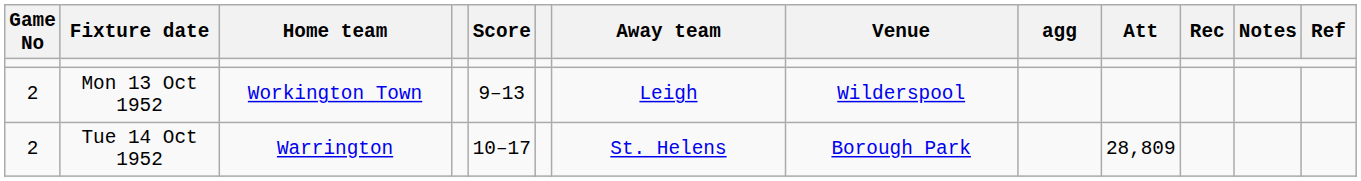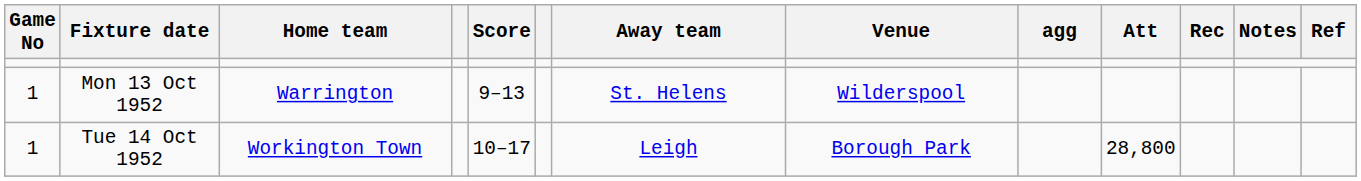(33, 95) 2 -> (33, 95) 1
(335, 95) Workington Town -> (335, 95) Warrington
(668, 95) Leigh -> (668, 95) St. Helens
(33, 149) 2 -> (33, 149) 1
(335, 149) Warrington -> (335, 149) Workington Town
(668, 149) St. Helens -> (668, 149) Leigh
(1141, 149) 28,809 -> (1141, 149) 28,800
